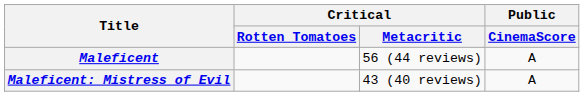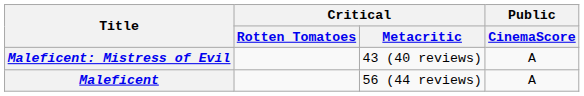rows swapped: (119, 59) <-> (119, 80)
